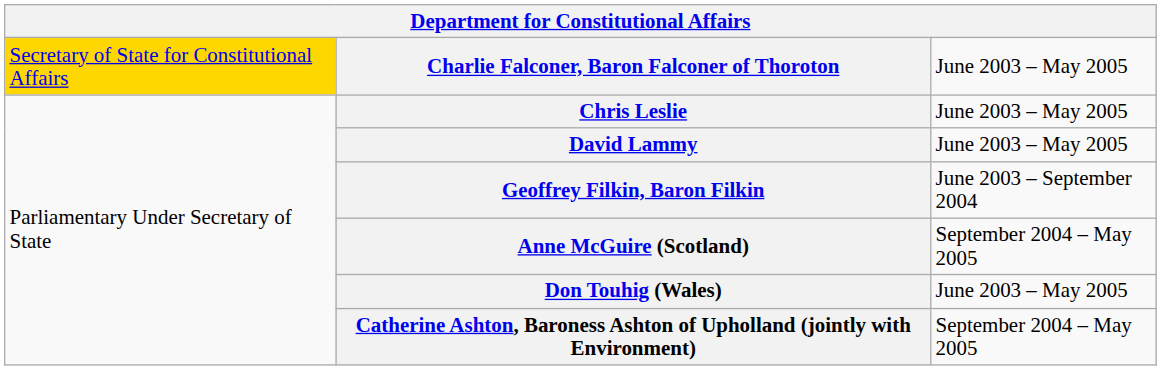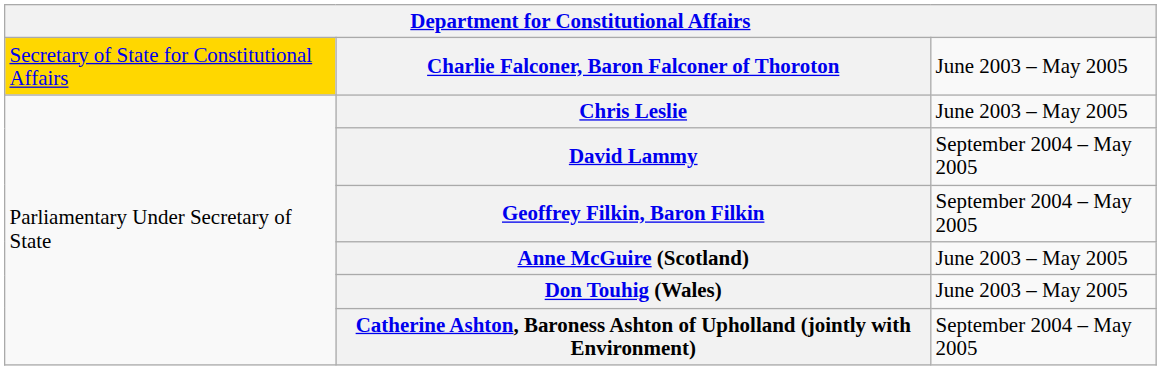(1032, 144) June 2003 – May 2005 -> (1034, 156) September 2004 – May 2005
(1034, 189) June 2003 – September 2004 -> (1034, 213) September 2004 – May 2005
(1034, 246) September 2004 – May 2005 -> (1032, 258) June 2003 – May 2005
